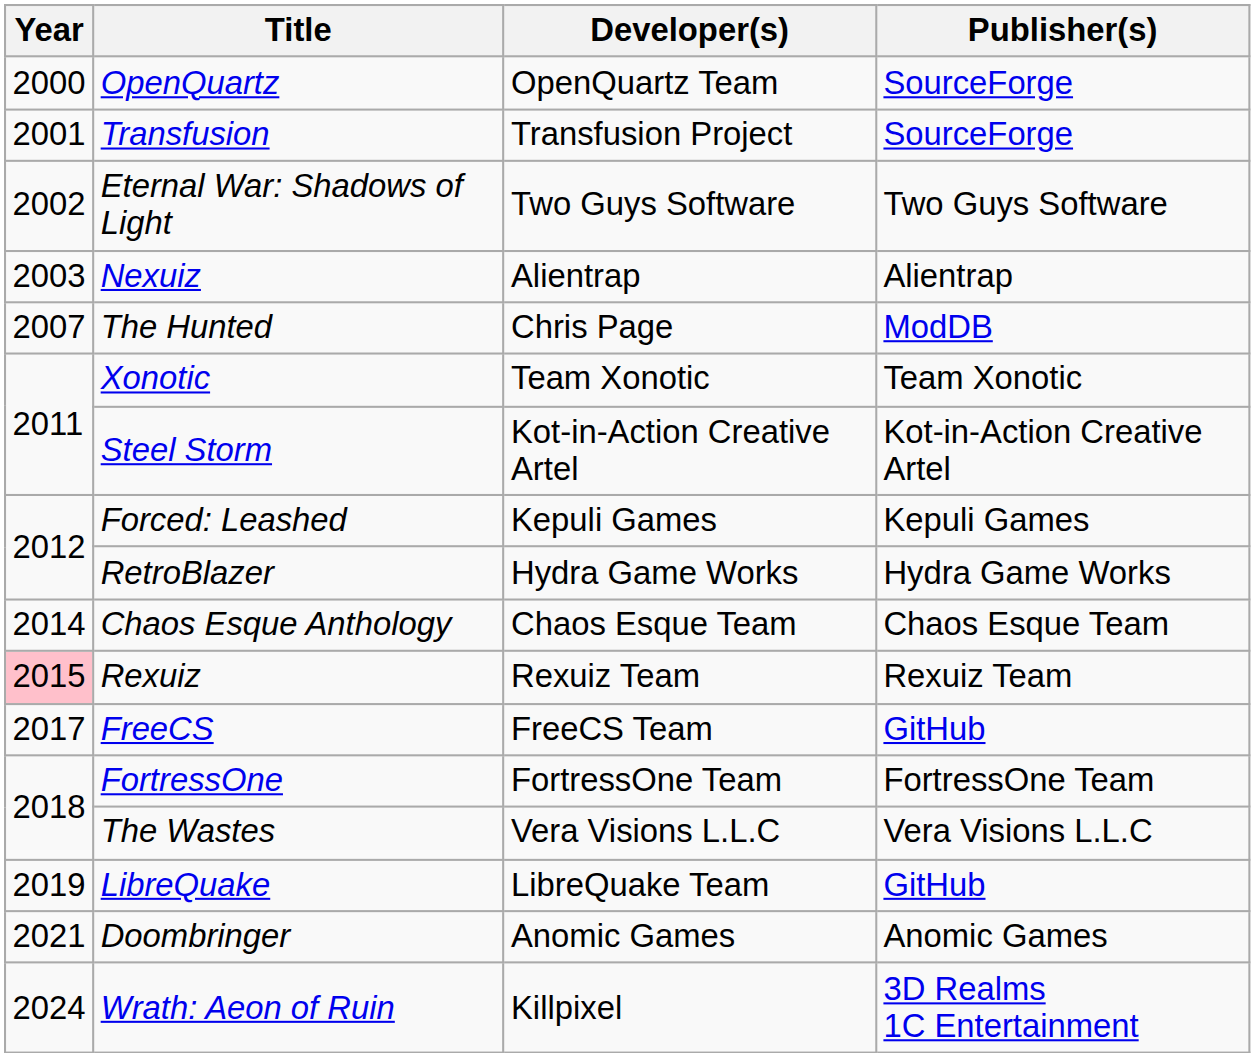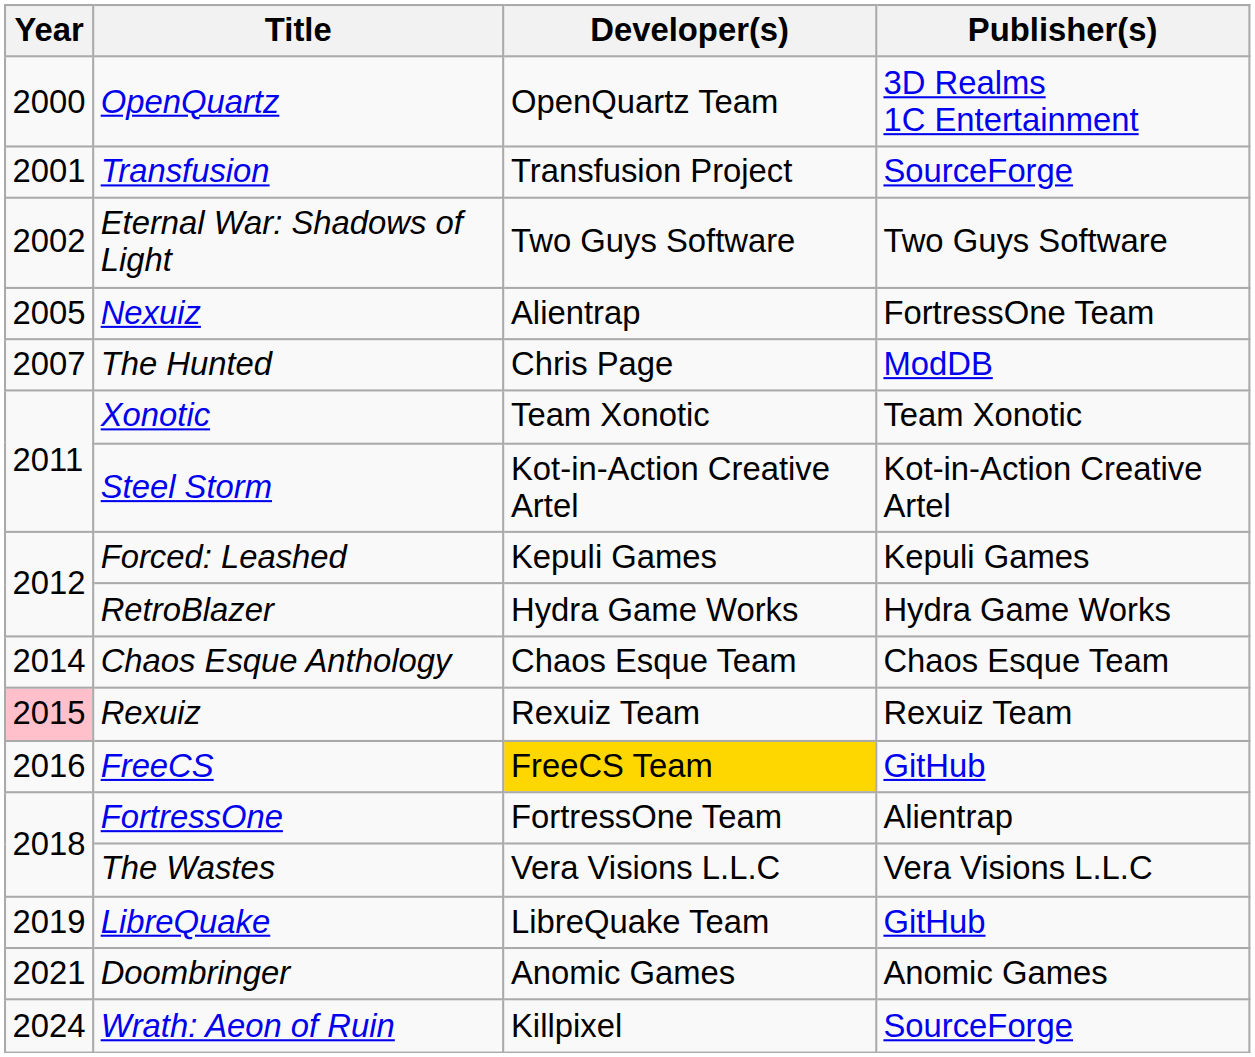(978, 82) SourceForge -> (1011, 100) 3D Realms 1C Entertainment
(49, 275) 2003 -> (49, 312) 2005
(948, 275) Alientrap -> (1019, 312) FortressOne Team
(49, 728) 2017 -> (49, 765) 2016
(612, 728) no background -> (612, 765) gold background
(1019, 780) FortressOne Team -> (948, 817) Alientrap
(1011, 1007) 3D Realms 1C Entertainment -> (978, 1025) SourceForge
